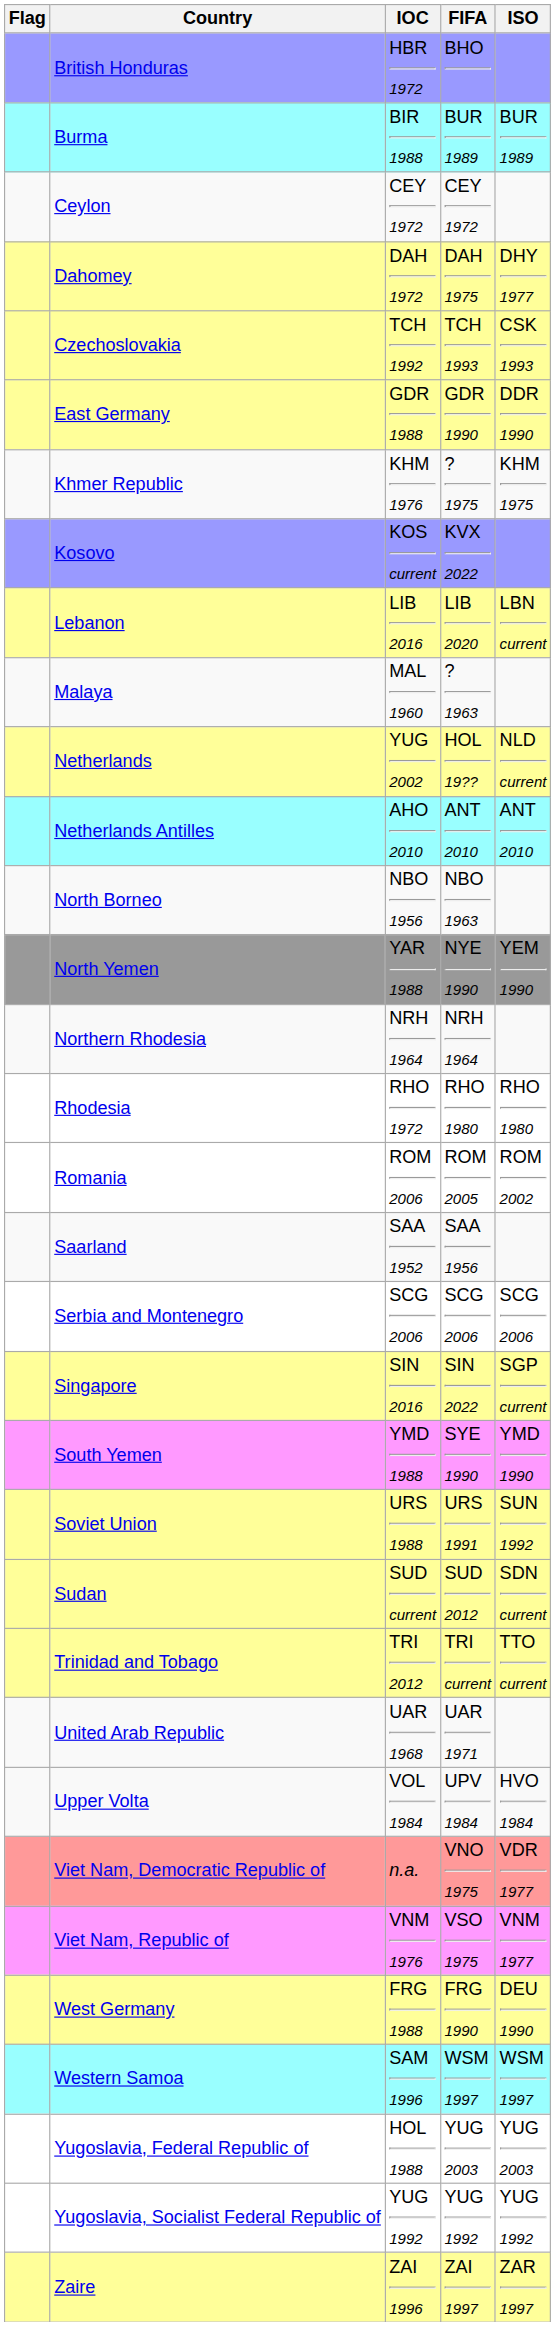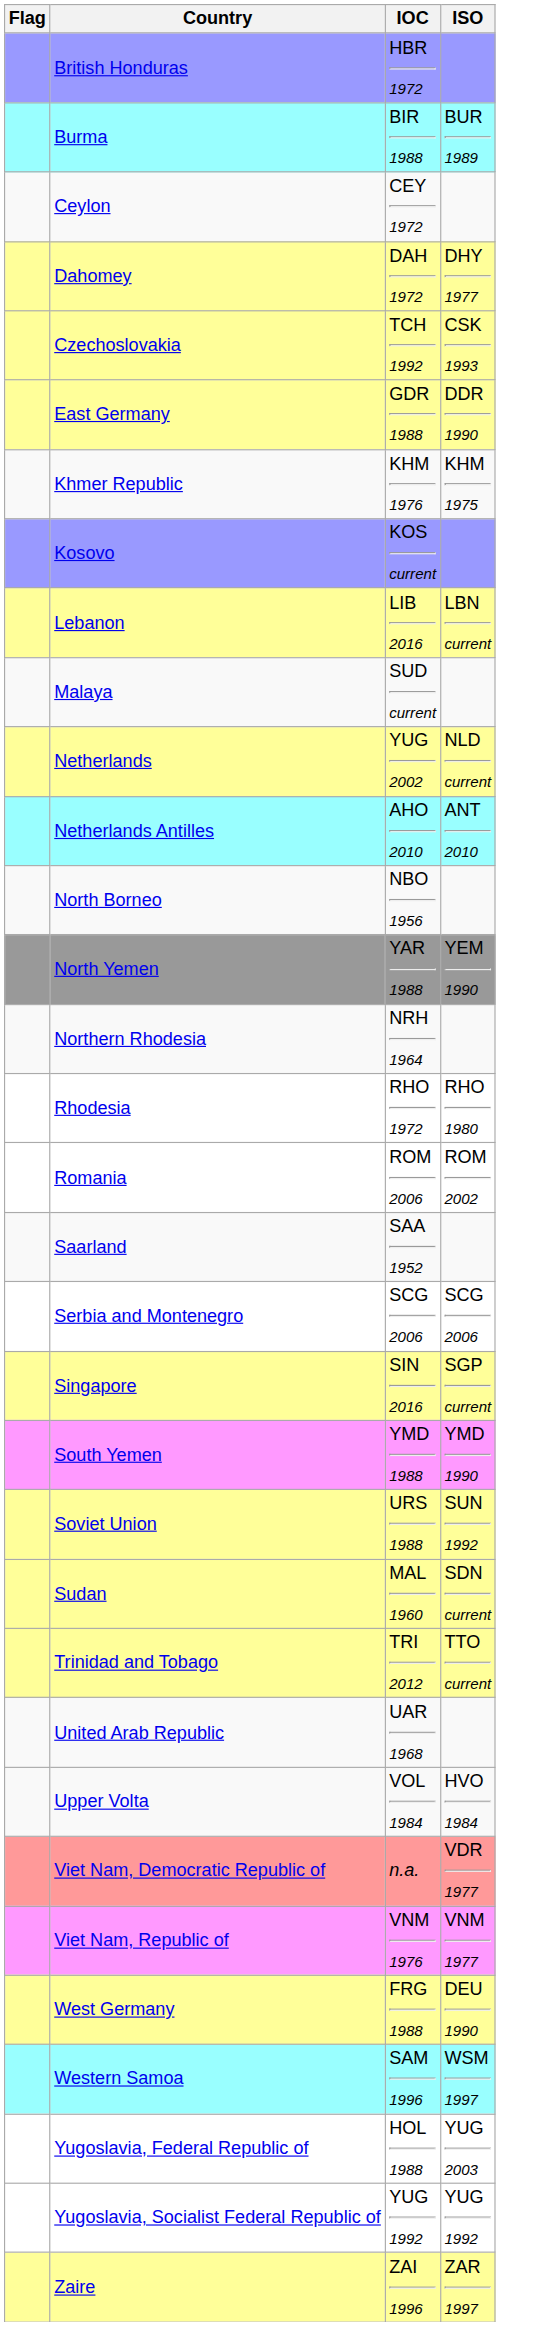- column: (468, 18)
(413, 692) MAL 1960 -> (413, 692) SUD current
(413, 1593) SUD current -> (413, 1593) MAL 1960
